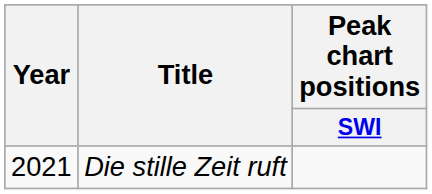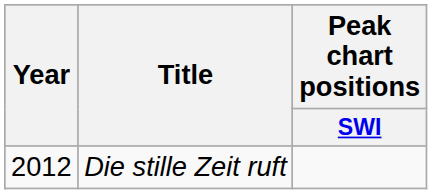(41, 166) 2021 -> (41, 166) 2012
